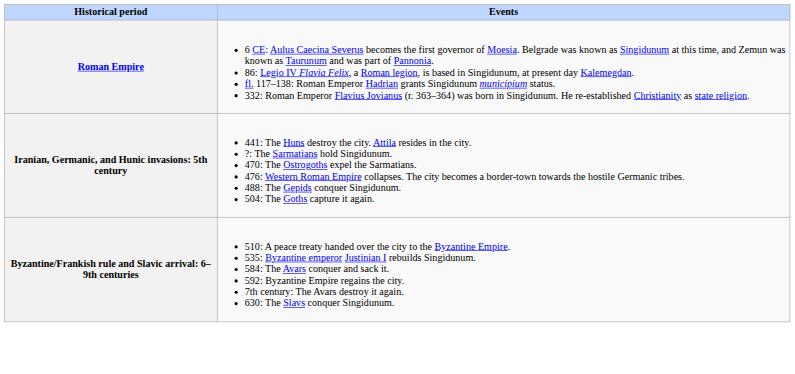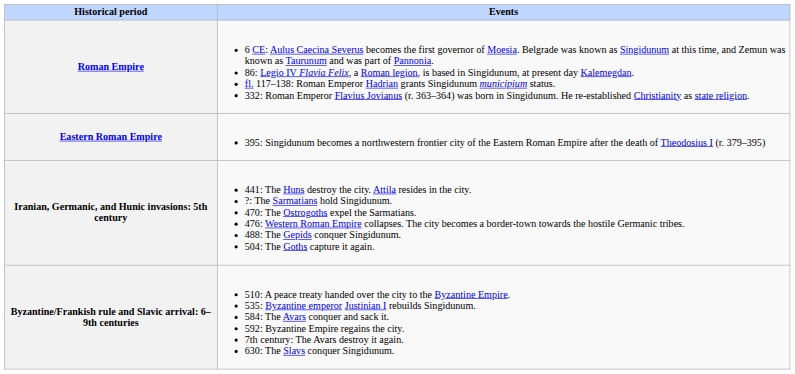+ row: (111, 137)
